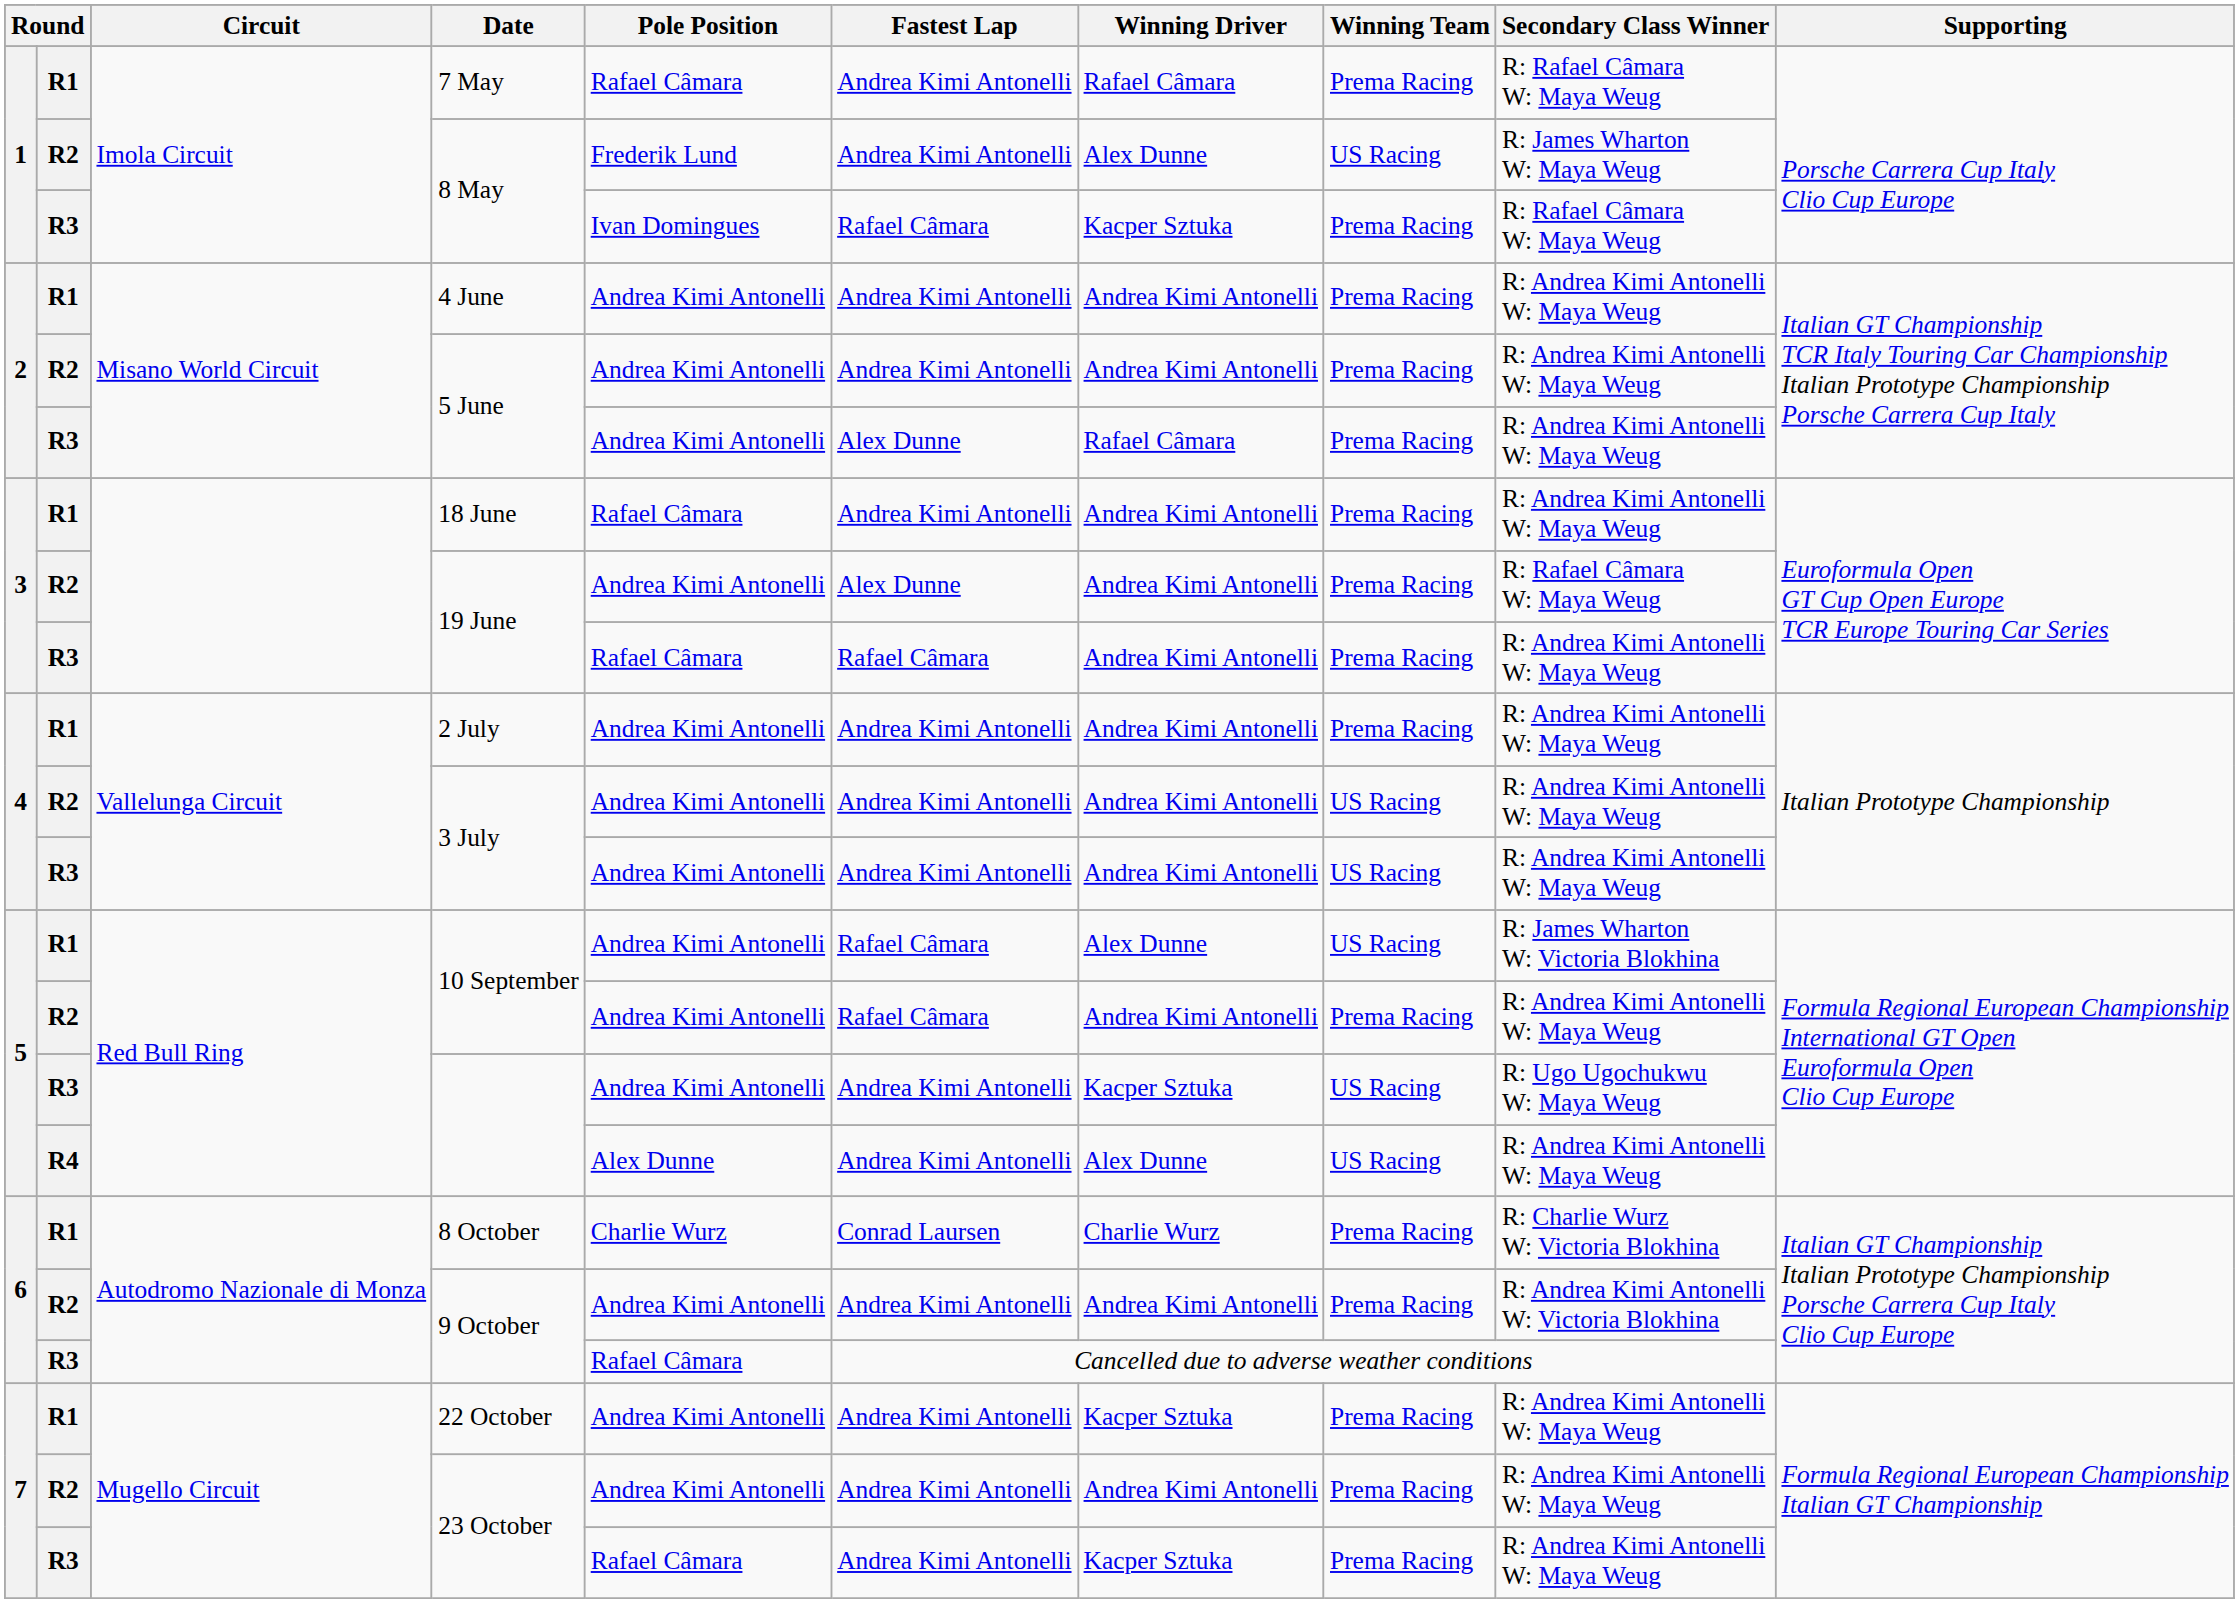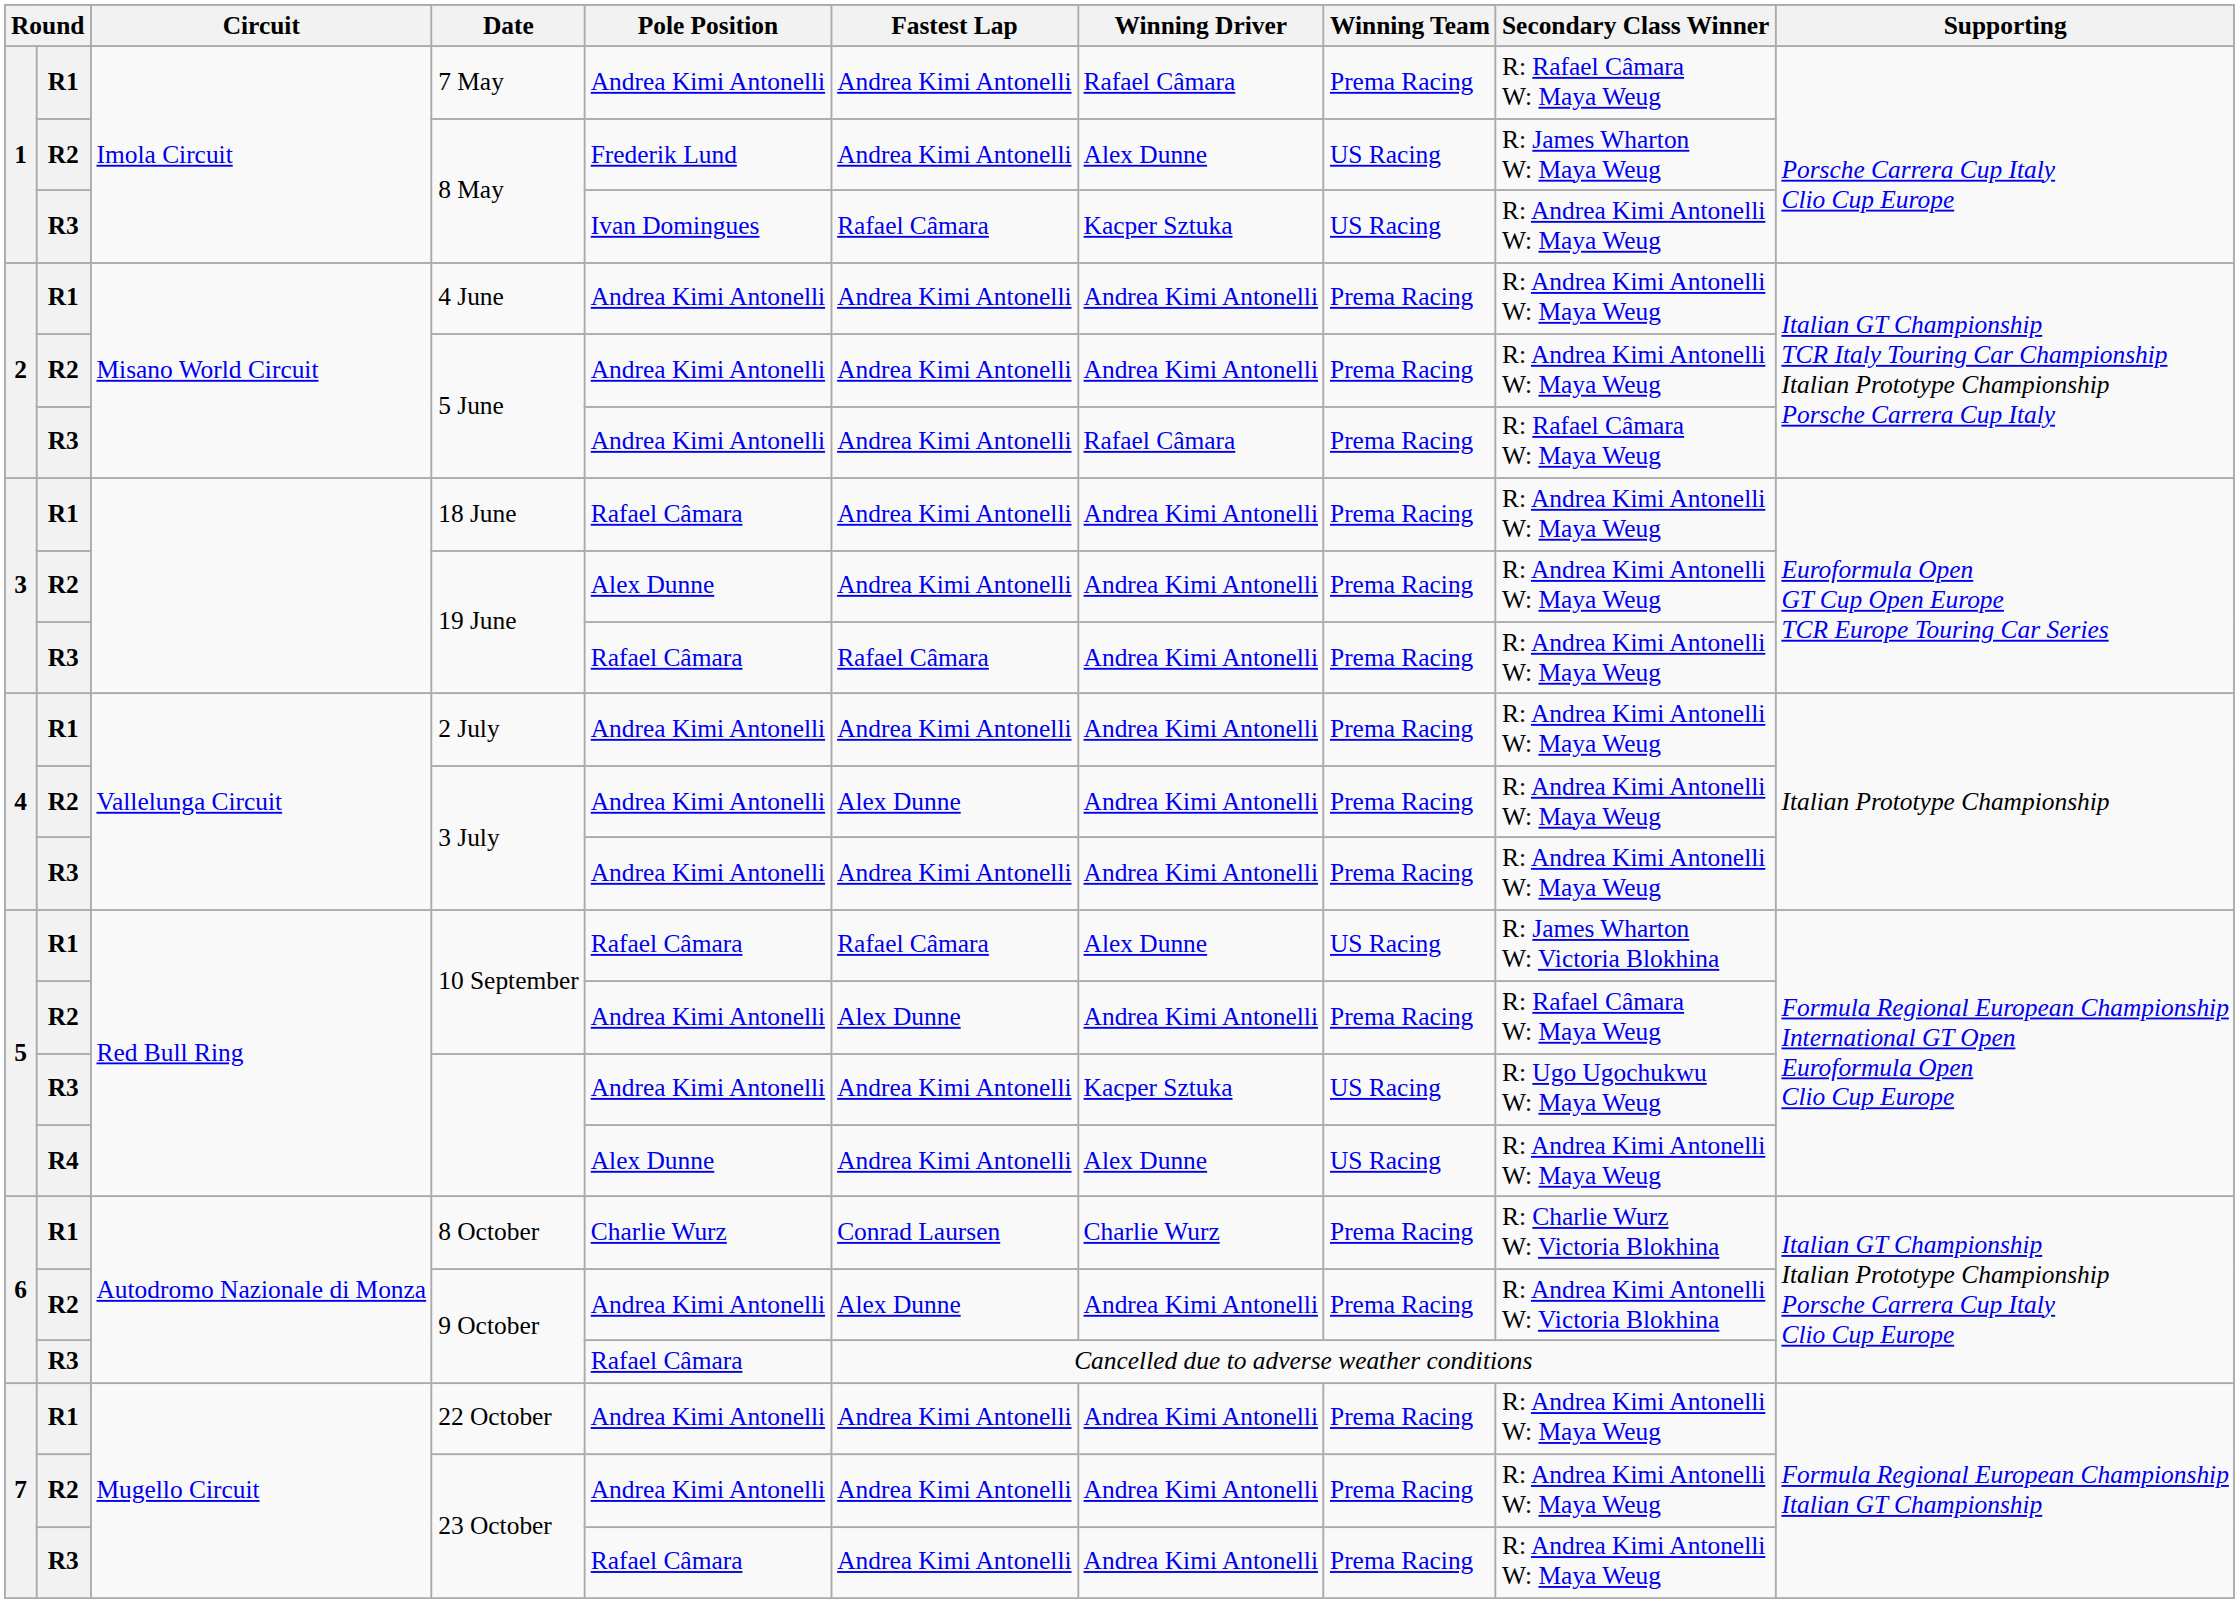(667, 81) Rafael Câmara -> (708, 81) Andrea Kimi Antonelli
(1402, 225) Prema Racing -> (1385, 225) US Racing
(1593, 225) R: Rafael Câmara W: Maya Weug -> (1634, 225) R: Andrea Kimi Antonelli W: Maya Weug
(899, 441) Alex Dunne -> (954, 441) Andrea Kimi Antonelli
(1634, 441) R: Andrea Kimi Antonelli W: Maya Weug -> (1593, 441) R: Rafael Câmara W: Maya Weug
(708, 585) Andrea Kimi Antonelli -> (652, 585) Alex Dunne
(899, 585) Alex Dunne -> (954, 585) Andrea Kimi Antonelli
(1593, 585) R: Rafael Câmara W: Maya Weug -> (1634, 585) R: Andrea Kimi Antonelli W: Maya Weug
(954, 800) Andrea Kimi Antonelli -> (899, 800) Alex Dunne
(1385, 800) US Racing -> (1402, 800) Prema Racing
(1385, 872) US Racing -> (1402, 872) Prema Racing
(708, 944) Andrea Kimi Antonelli -> (667, 944) Rafael Câmara
(913, 1016) Rafael Câmara -> (899, 1016) Alex Dunne
(1634, 1016) R: Andrea Kimi Antonelli W: Maya Weug -> (1593, 1016) R: Rafael Câmara W: Maya Weug
(954, 1303) Andrea Kimi Antonelli -> (899, 1303) Alex Dunne
(1158, 1417) Kacper Sztuka -> (1201, 1417) Andrea Kimi Antonelli
(1158, 1561) Kacper Sztuka -> (1201, 1561) Andrea Kimi Antonelli
